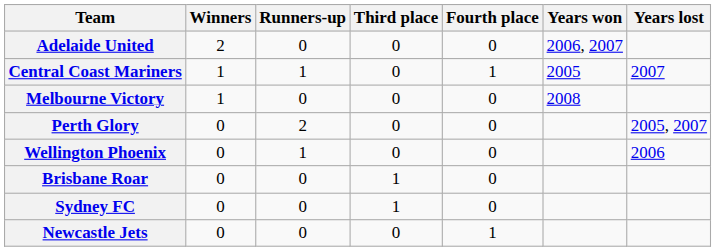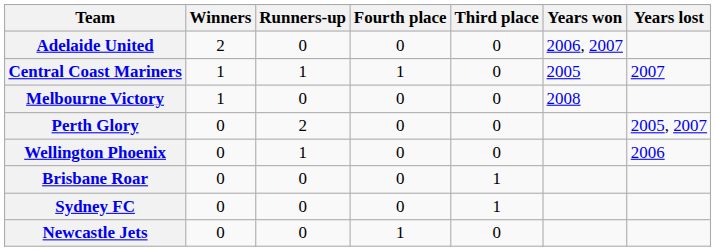columns swapped: (396, 17) <-> (492, 17)
